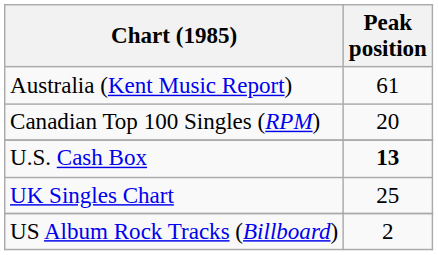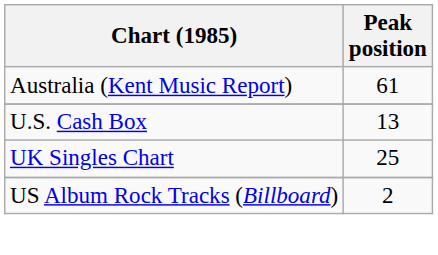- row: (165, 121)
(388, 158) bold -> (388, 121) normal
